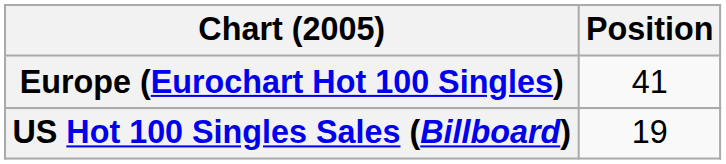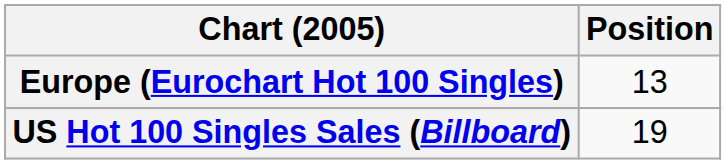(650, 81) 41 -> (650, 81) 13
